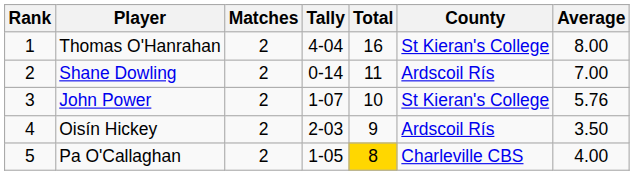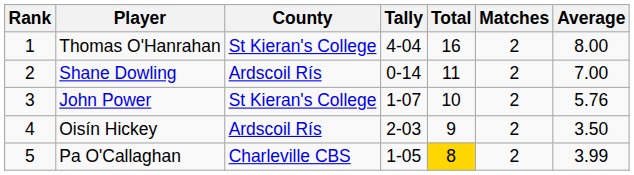columns swapped: (475, 18) <-> (264, 18)
(591, 156) 4.00 -> (591, 156) 3.99
